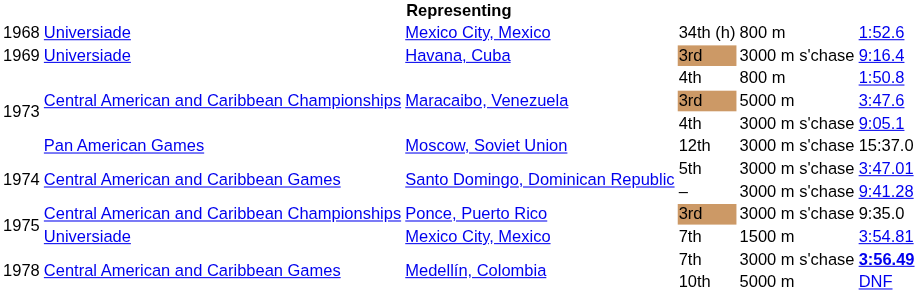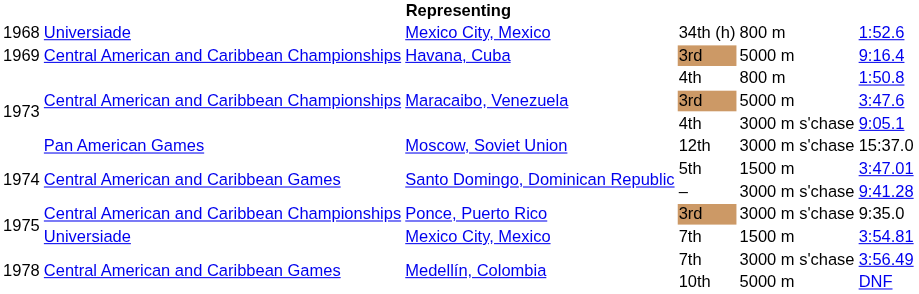(87, 55) Universiade -> (223, 55) Central American and Caribbean Championships
(797, 55) 3000 m s'chase -> (767, 55) 5000 m
(797, 168) 3000 m s'chase -> (767, 168) 1500 m
(887, 259) bold -> (886, 259) normal
